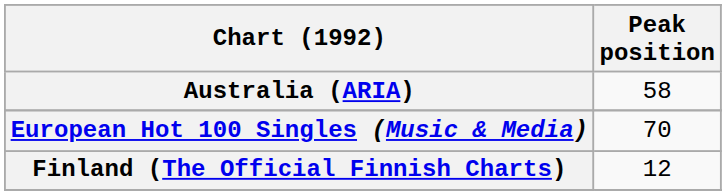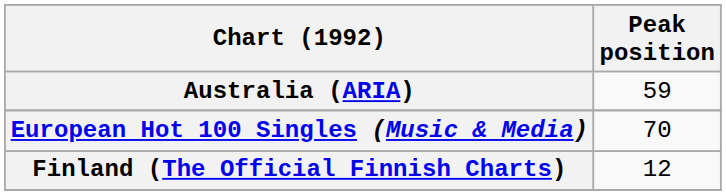(657, 91) 58 -> (657, 91) 59
